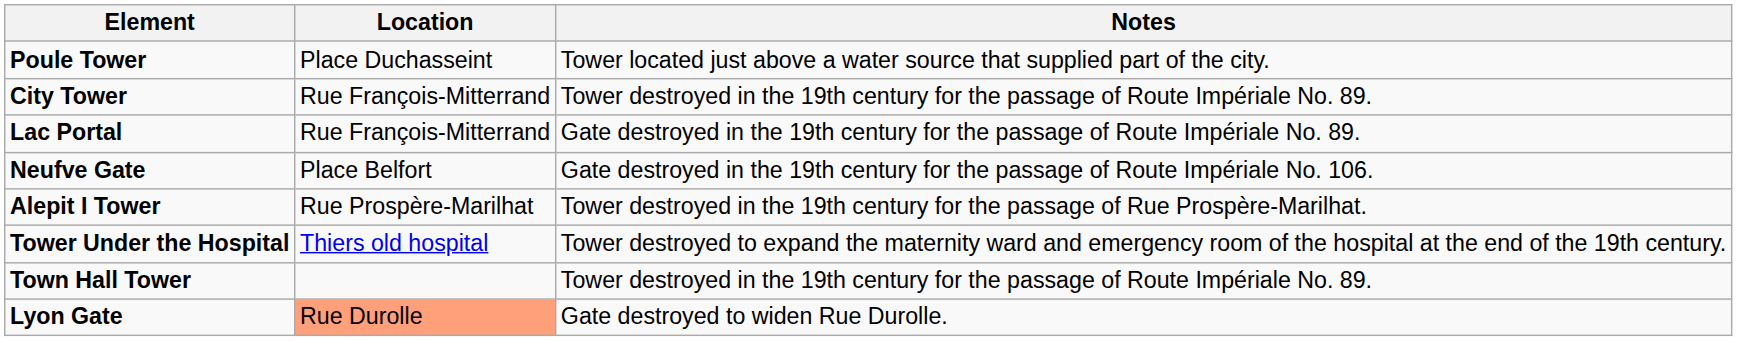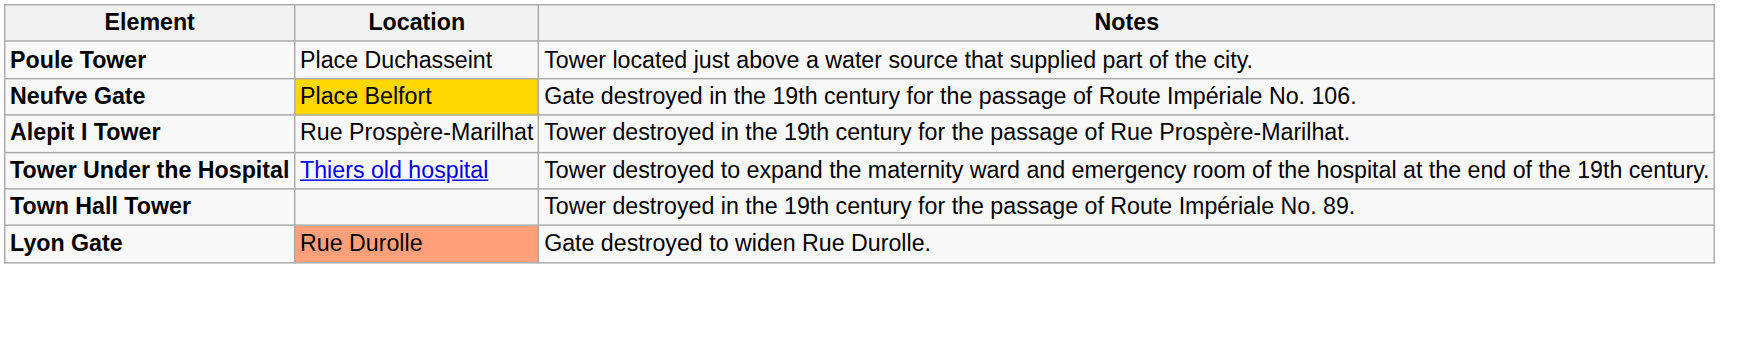- row: (69, 96)
- row: (66, 133)
(366, 170) no background -> (366, 96) gold background
